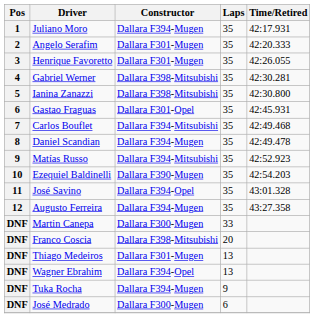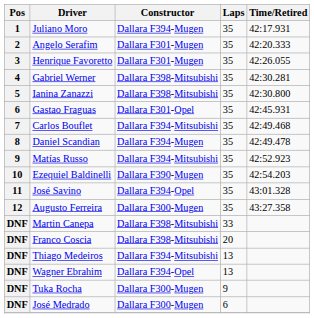(160, 207) Dallara F394-Mugen -> (160, 207) Dallara F300-Mugen
(160, 223) Dallara F300-Mugen -> (168, 223) Dallara F398-Mitsubishi
(160, 256) Dallara F301-Mugen -> (168, 256) Dallara F394-Mitsubishi
(160, 288) Dallara F394-Mugen -> (160, 288) Dallara F300-Mugen
